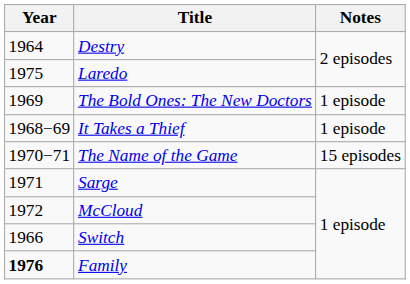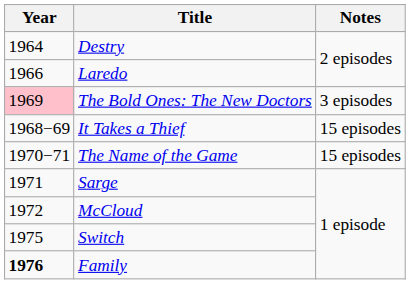(26, 73) 1975 -> (26, 73) 1966
(26, 100) no background -> (26, 100) pink background
(353, 100) 1 episode -> (356, 100) 3 episodes
(353, 127) 1 episode -> (360, 127) 15 episodes
(26, 237) 1966 -> (26, 237) 1975
